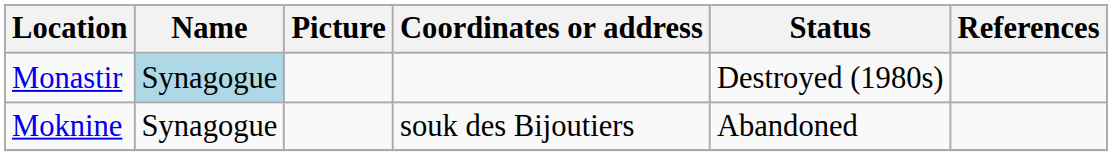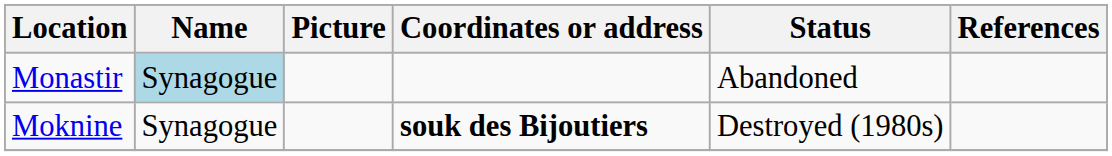(830, 77) Destroyed (1980s) -> (787, 77) Abandoned
(517, 125) normal -> (524, 125) bold
(787, 125) Abandoned -> (830, 125) Destroyed (1980s)
